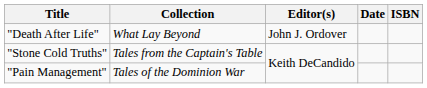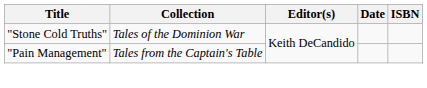- row: (53, 33)
(188, 53) Tales from the Captain's Table -> (179, 33) Tales of the Dominion War
(179, 72) Tales of the Dominion War -> (188, 53) Tales from the Captain's Table
